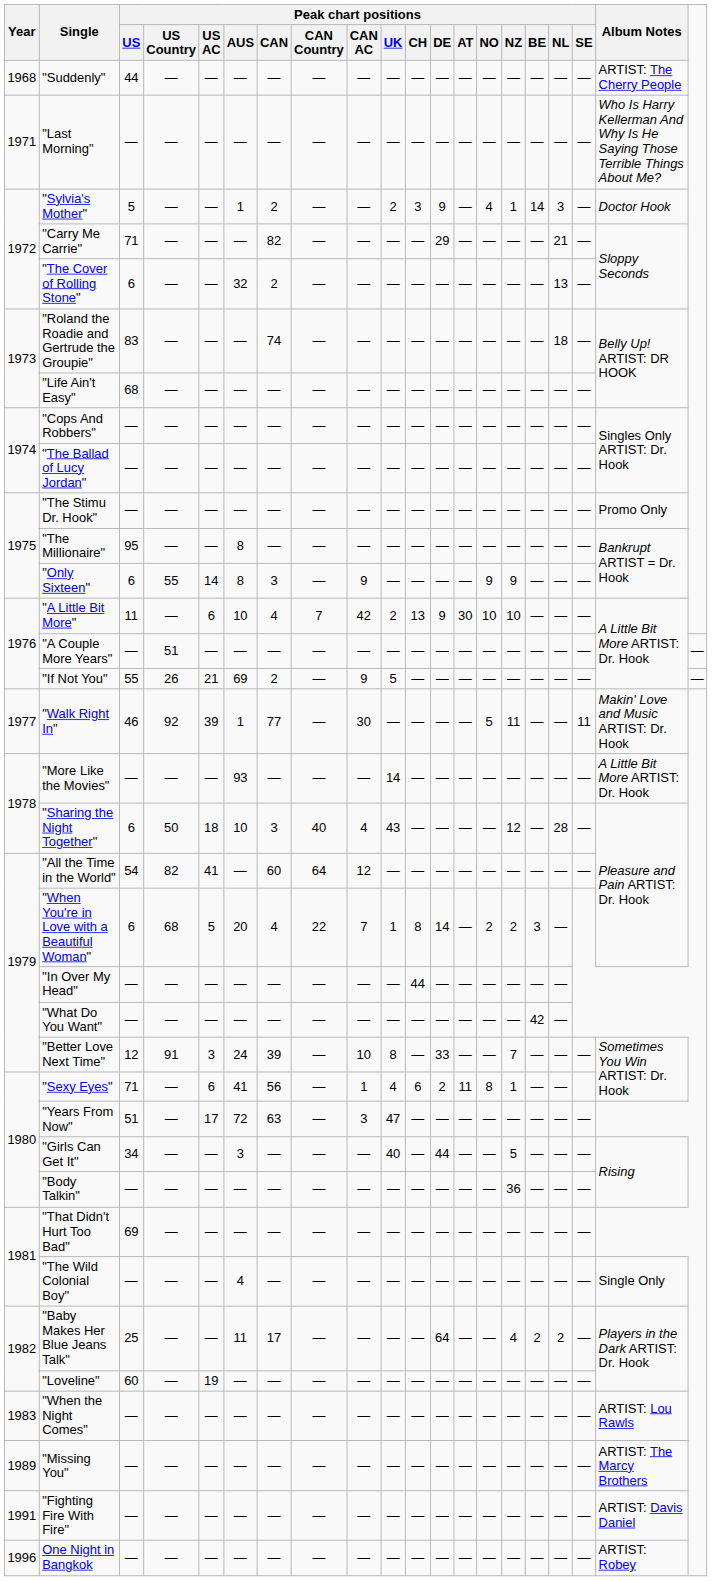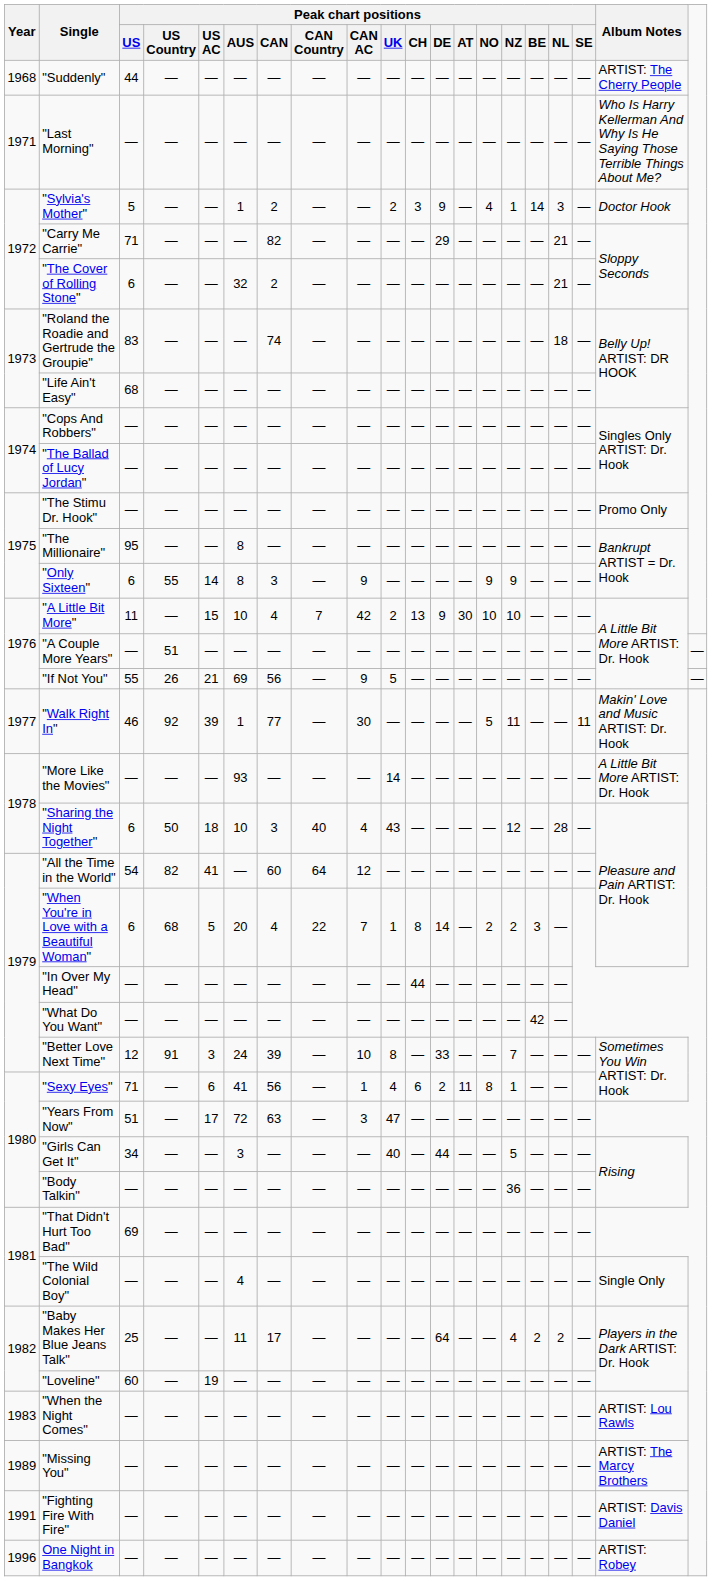(561, 283) 13 -> (561, 283) 21
(211, 615) 6 -> (211, 615) 15
(274, 678) 2 -> (274, 678) 56
